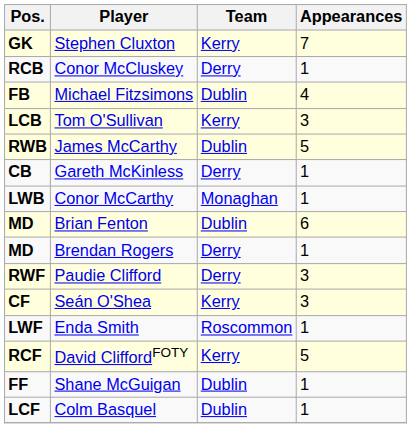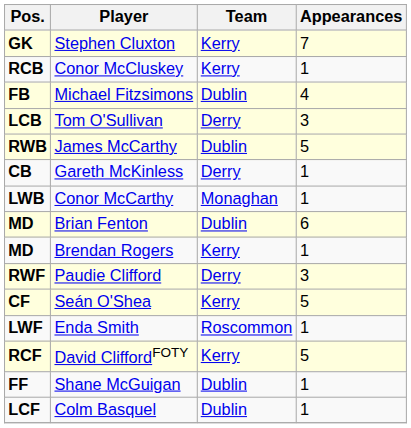(221, 69) Derry -> (220, 69) Kerry
(220, 120) Kerry -> (221, 120) Derry
(221, 250) Derry -> (220, 250) Kerry
(304, 302) 3 -> (304, 302) 5
